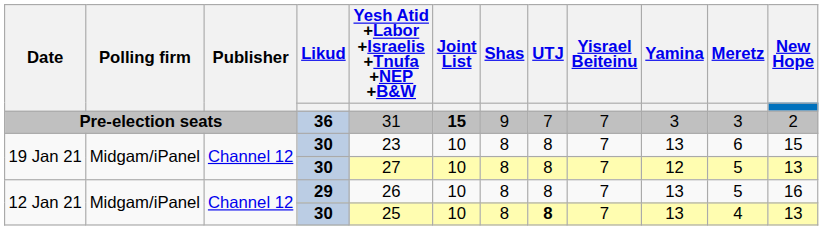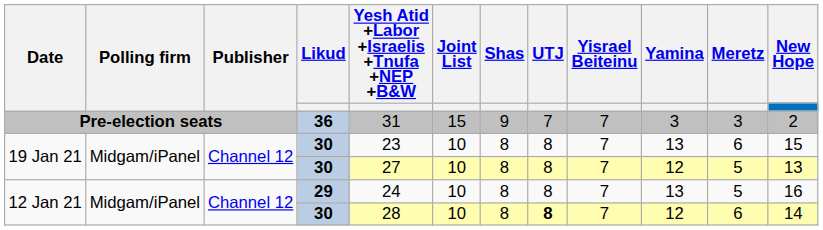(457, 122) bold -> (457, 122) normal
(391, 191) 26 -> (391, 191) 24
(391, 214) 25 -> (391, 214) 28
(675, 214) 13 -> (675, 214) 12
(738, 214) 4 -> (738, 214) 6
(793, 214) 13 -> (793, 214) 14
